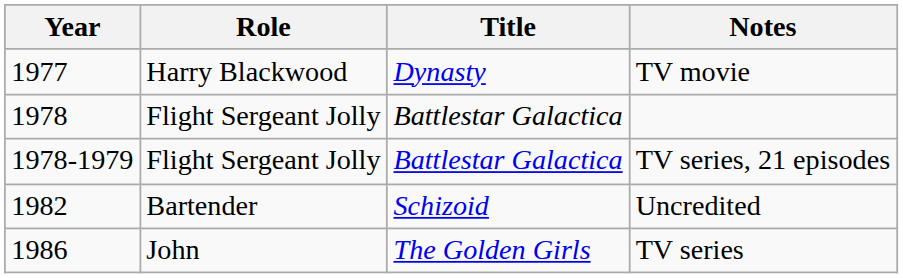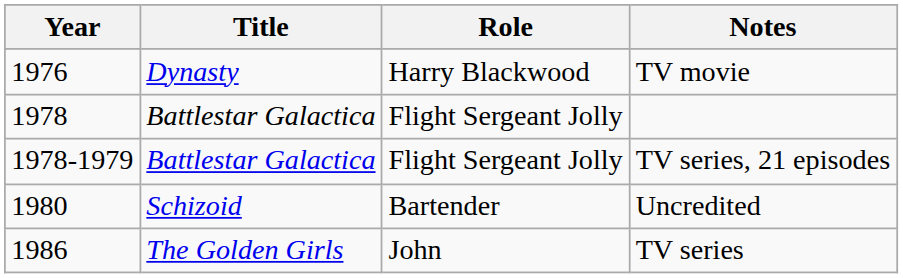columns swapped: (508, 26) <-> (263, 26)
(40, 71) 1977 -> (40, 71) 1976
(40, 205) 1982 -> (40, 205) 1980
